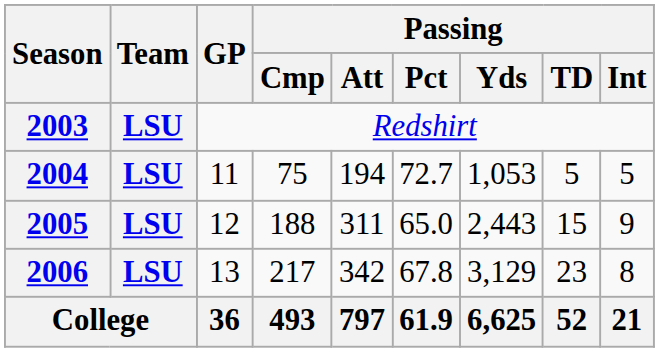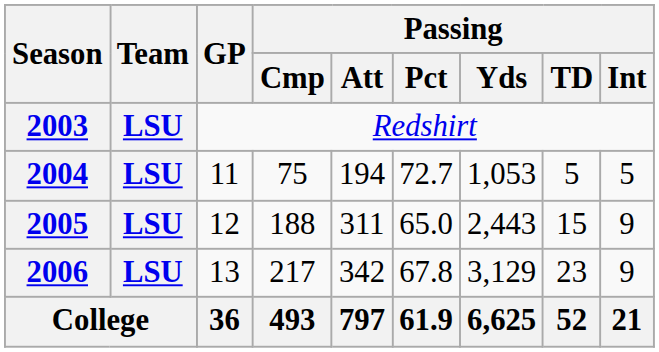(627, 272) 8 -> (627, 272) 9
